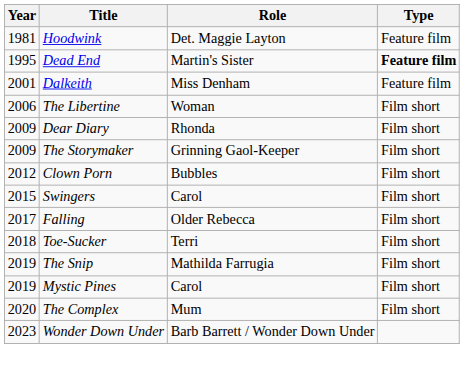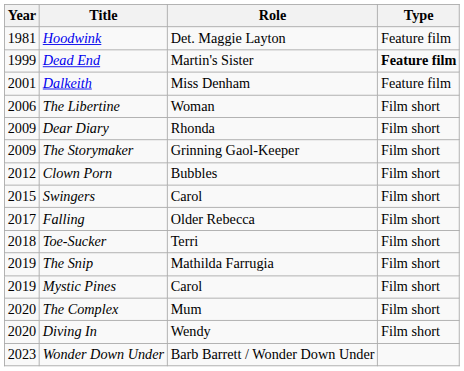(22, 60) 1995 -> (22, 60) 1999
+ row: (70, 331)
